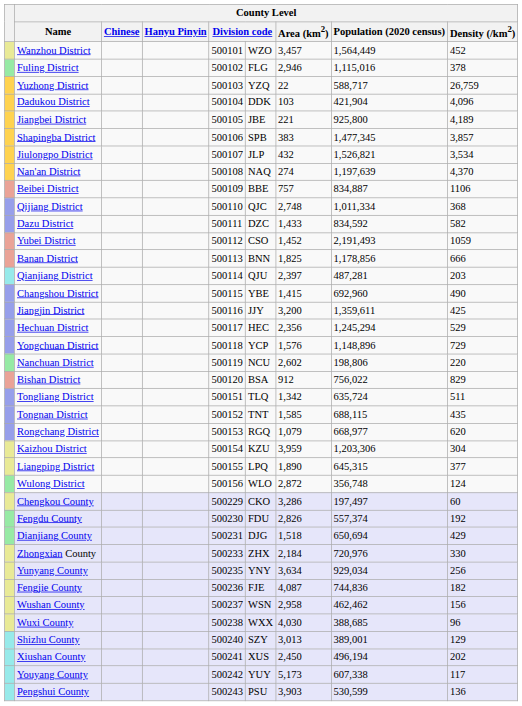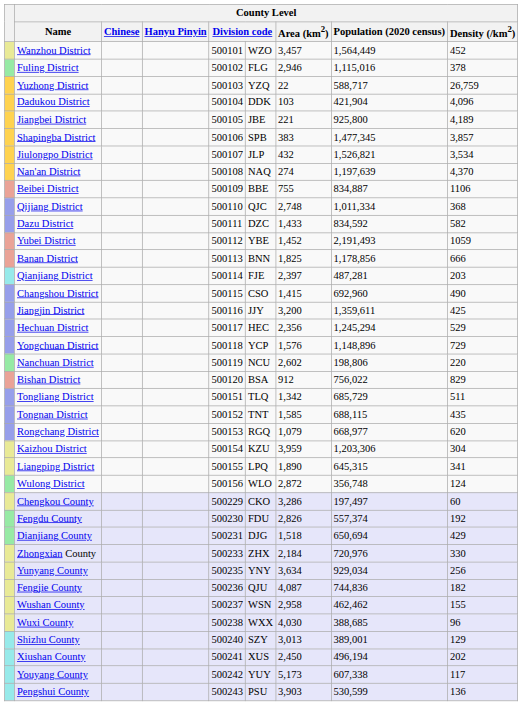(286, 189) 757 -> (286, 189) 755
(258, 241) CSO -> (259, 241) YBE
(258, 276) QJU -> (256, 276) FJE
(259, 293) YBE -> (258, 293) CSO
(351, 397) 635,724 -> (351, 397) 685,729
(458, 467) 377 -> (458, 467) 341
(256, 588) FJE -> (258, 588) QJU
(458, 605) 156 -> (458, 605) 155
